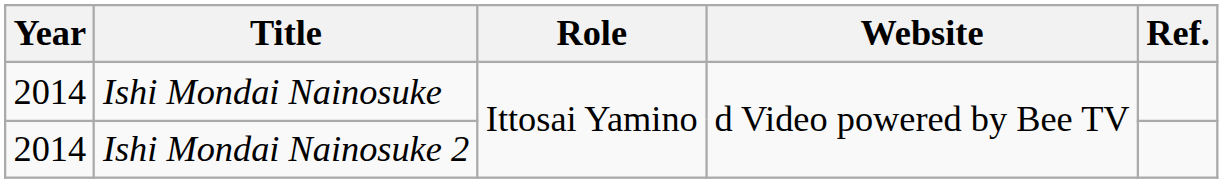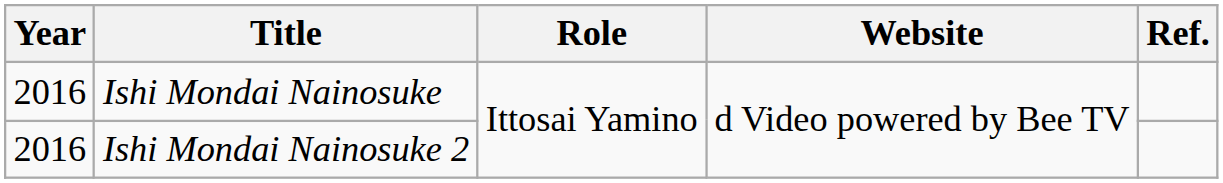(50, 90) 2014 -> (50, 90) 2016
(50, 148) 2014 -> (50, 148) 2016
